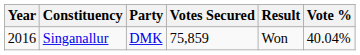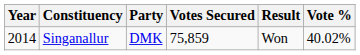(22, 38) 2016 -> (22, 38) 2014
(329, 38) 40.04% -> (329, 38) 40.02%
